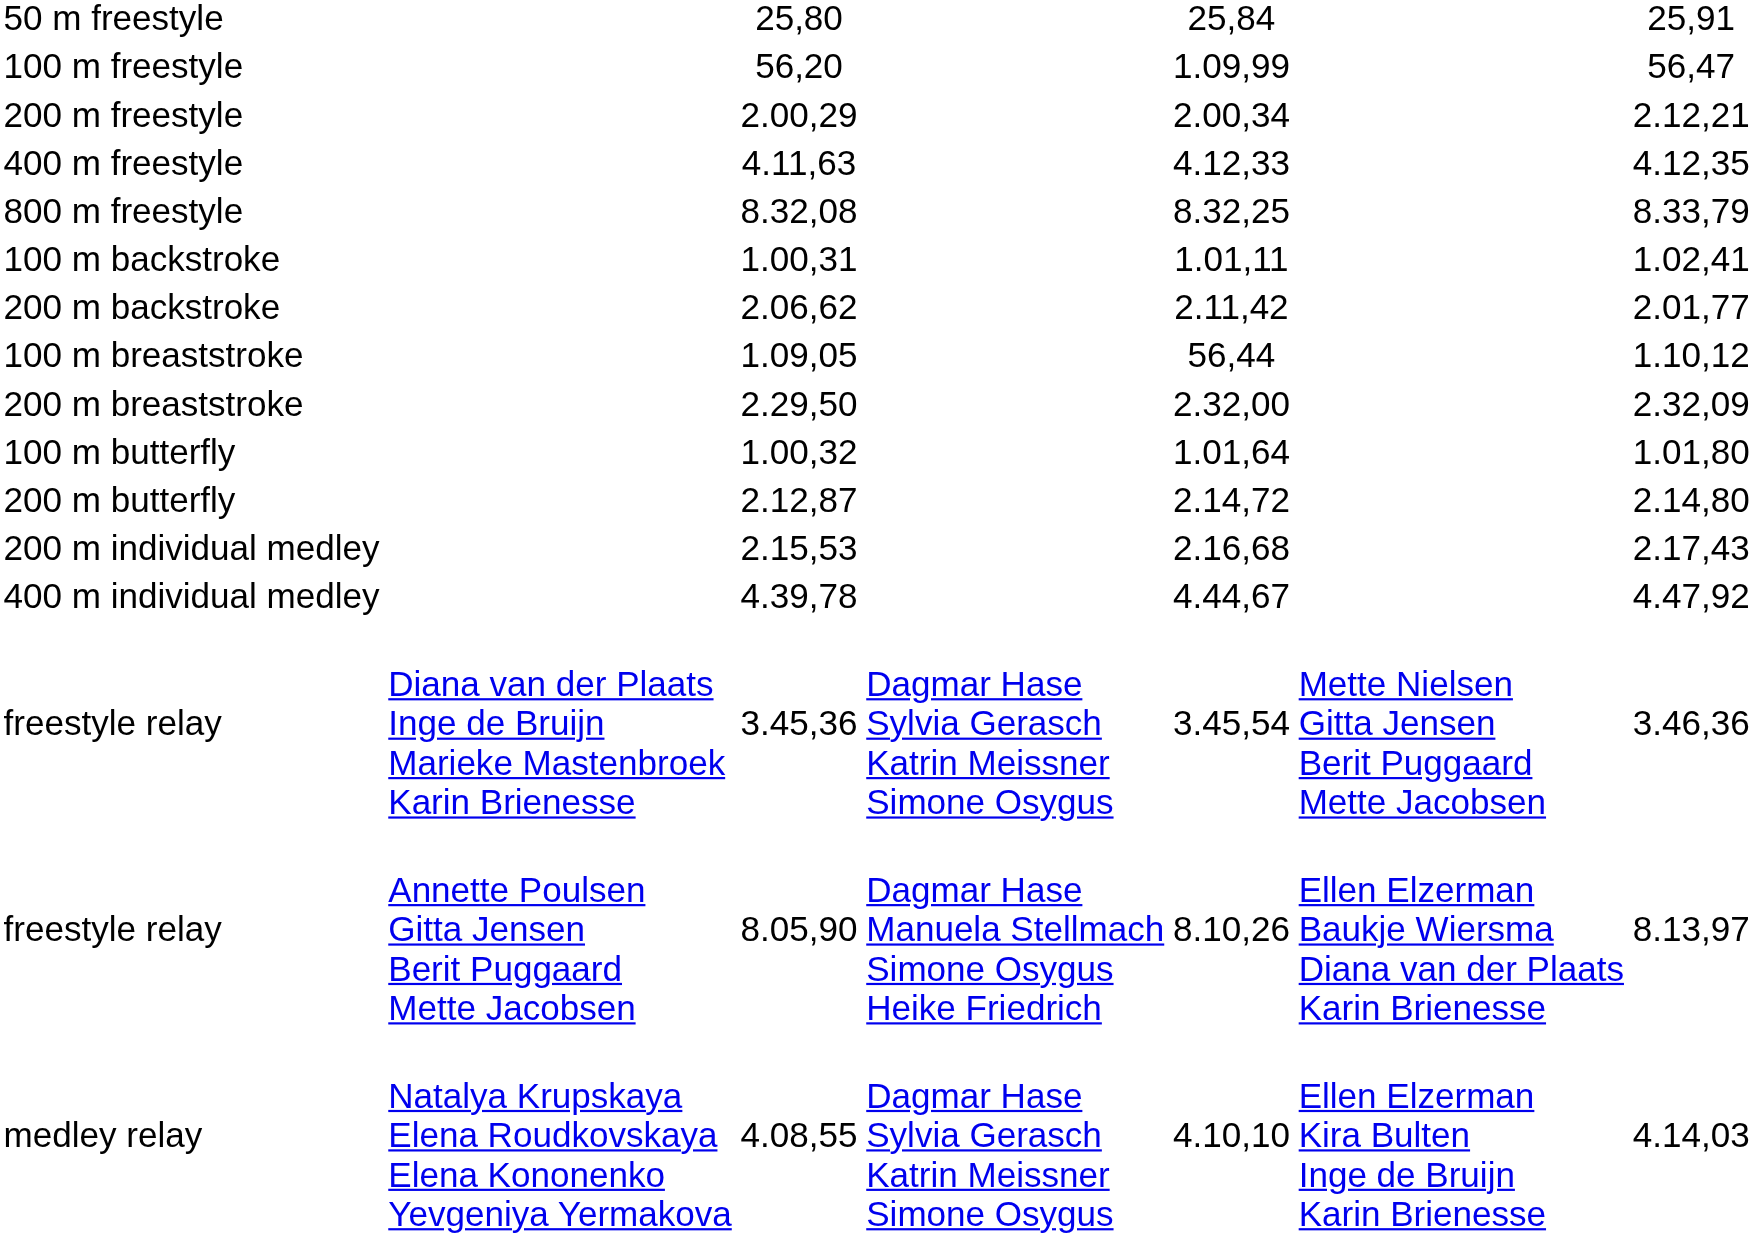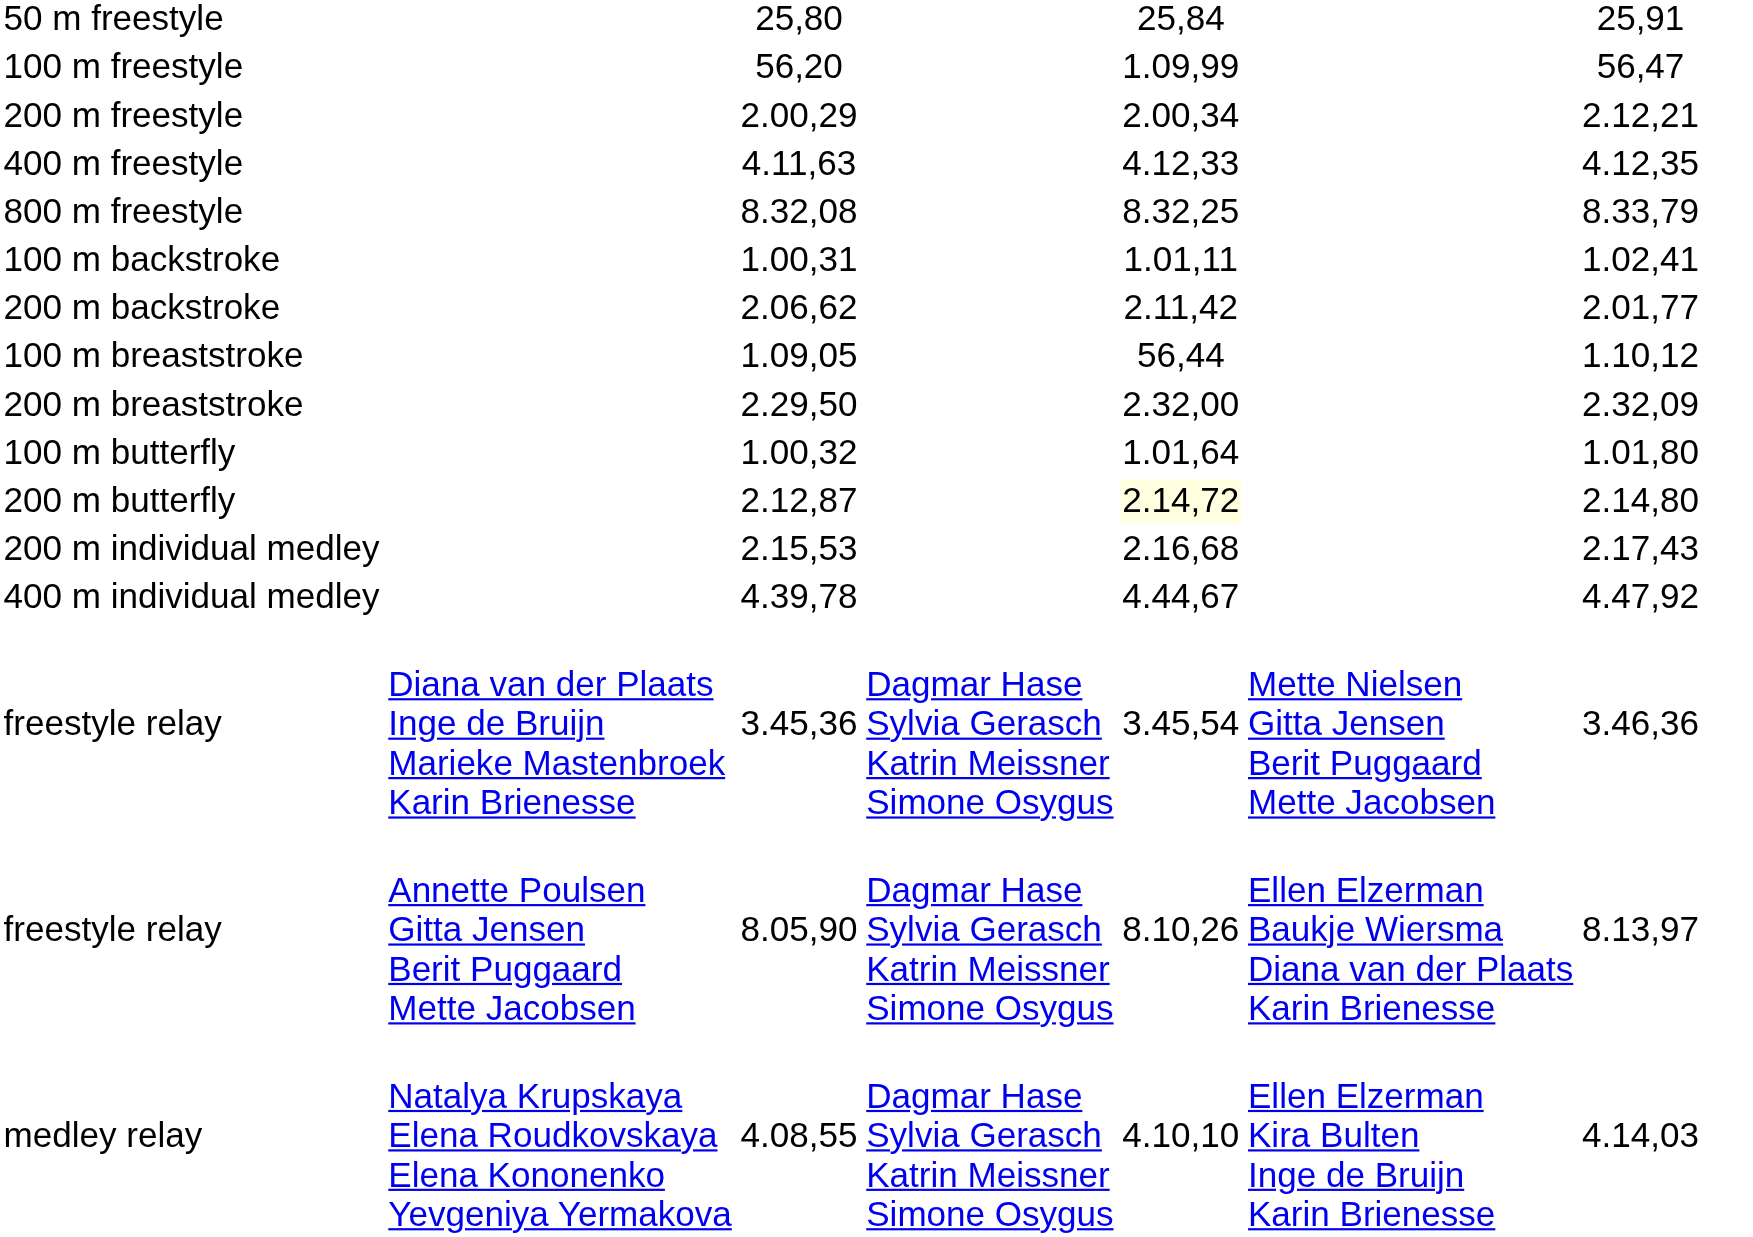(1231, 500) no background -> (1181, 500) lightyellow background
(1015, 949) Dagmar Hase Manuela Stellmach Simone Osygus Heike Friedrich -> (990, 949) Dagmar Hase Sylvia Gerasch Katrin Meissner Simone Osygus
